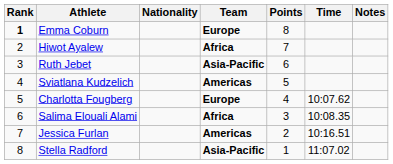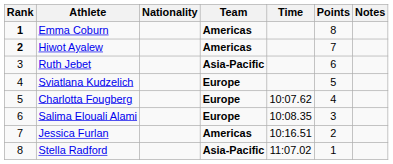columns swapped: (329, 13) <-> (286, 13)
(221, 30) Europe -> (227, 30) Americas
(20, 47) normal -> (20, 47) bold
(218, 47) Africa -> (227, 47) Americas
(227, 82) Americas -> (221, 82) Europe
(218, 116) Africa -> (221, 116) Europe
